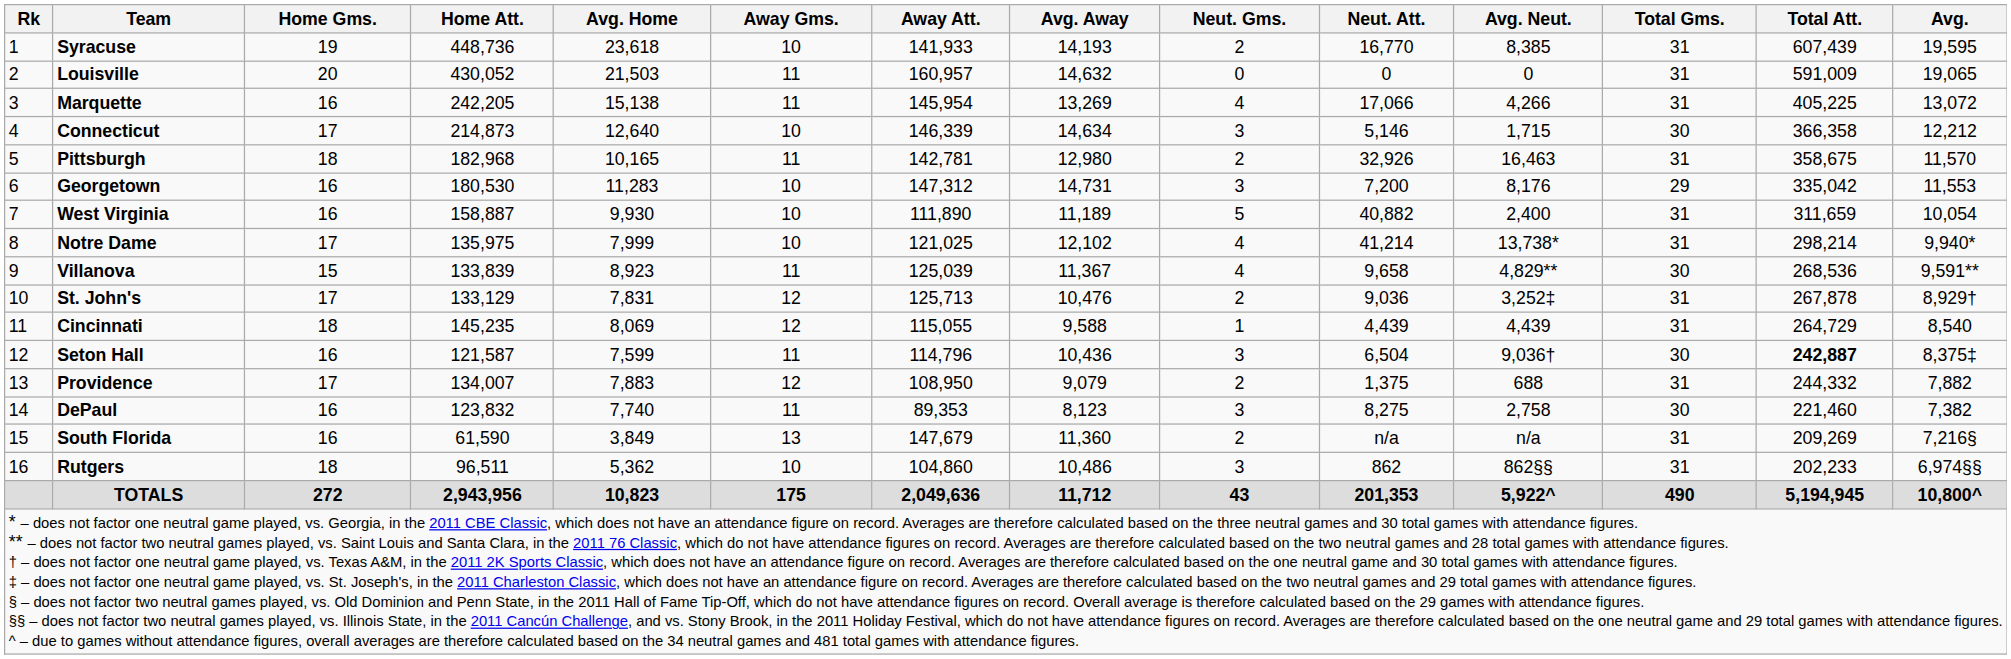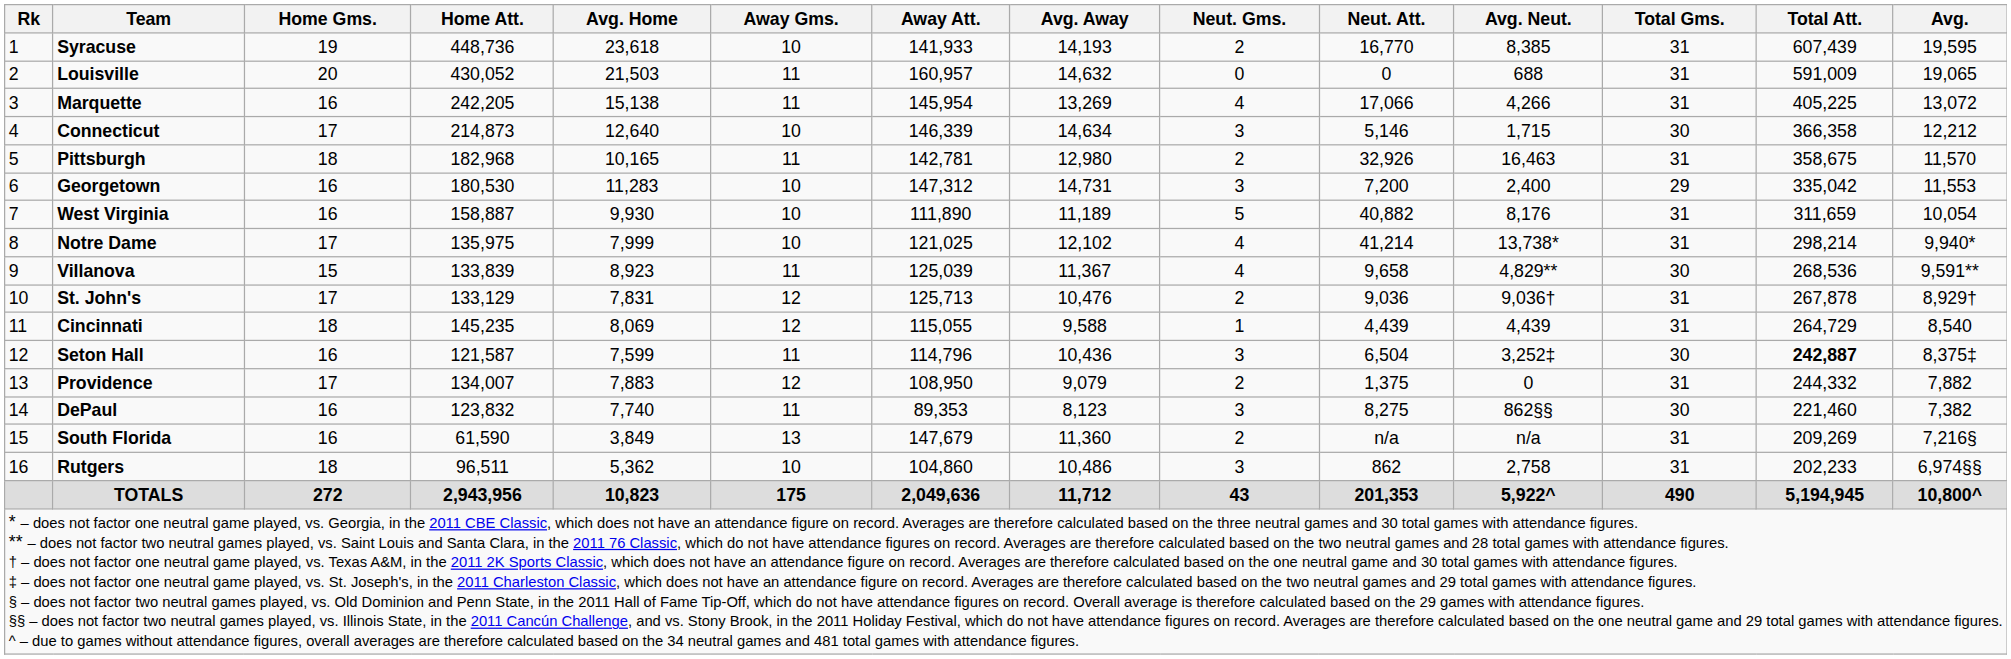(1528, 75) 0 -> (1528, 75) 688
(1528, 187) 8,176 -> (1528, 187) 2,400
(1528, 215) 2,400 -> (1528, 215) 8,176
(1528, 299) 3,252‡ -> (1528, 299) 9,036†
(1528, 355) 9,036† -> (1528, 355) 3,252‡
(1528, 383) 688 -> (1528, 383) 0
(1528, 411) 2,758 -> (1528, 411) 862§§
(1528, 467) 862§§ -> (1528, 467) 2,758
